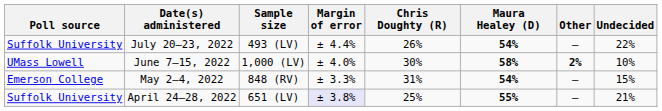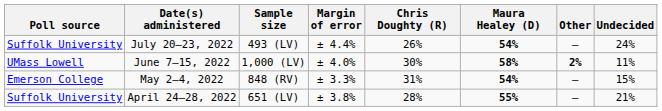(625, 44) 22% -> (625, 44) 24%
(625, 62) 10% -> (625, 62) 11%
(336, 97) lavender background -> (336, 97) no background
(413, 97) 25% -> (413, 97) 28%
